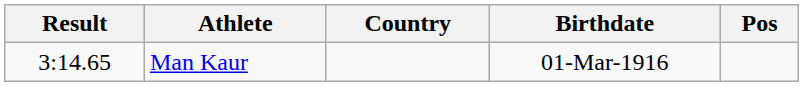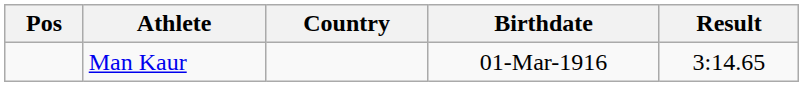columns swapped: (760, 23) <-> (75, 23)
